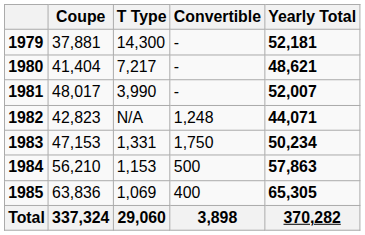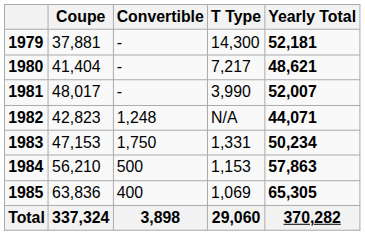columns swapped: (142, 17) <-> (217, 17)
